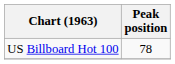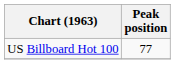(146, 48) 78 -> (146, 48) 77
